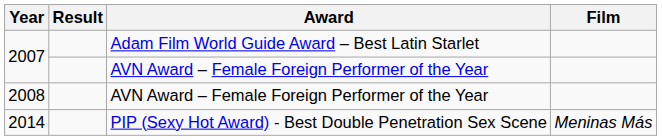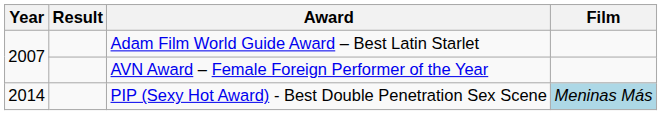- row: (27, 95)
(603, 122) no background -> (603, 95) lightblue background
